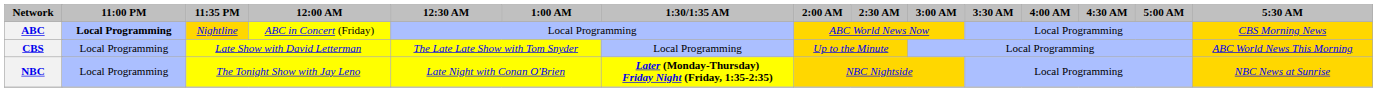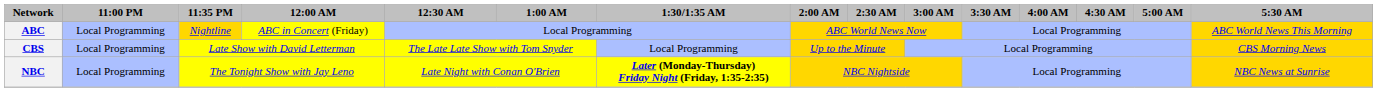(124, 30) bold -> (120, 30) normal
(1282, 30) CBS Morning News -> (1282, 30) ABC World News This Morning
(1282, 48) ABC World News This Morning -> (1282, 48) CBS Morning News
